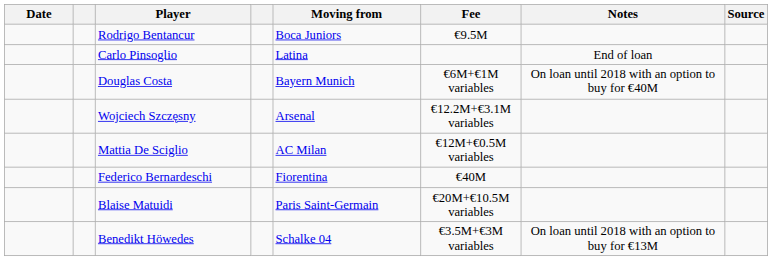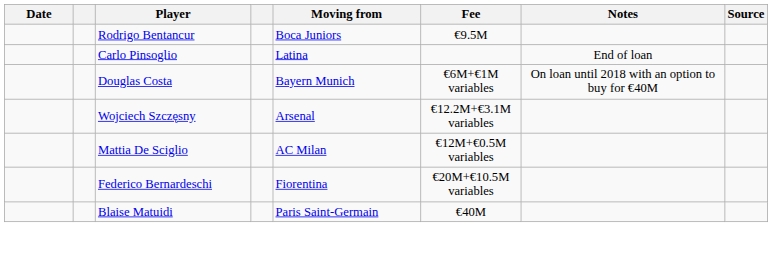(471, 177) €40M -> (471, 184) €20M+€10.5M variables
(471, 204) €20M+€10.5M variables -> (471, 211) €40M
- row: (146, 238)
